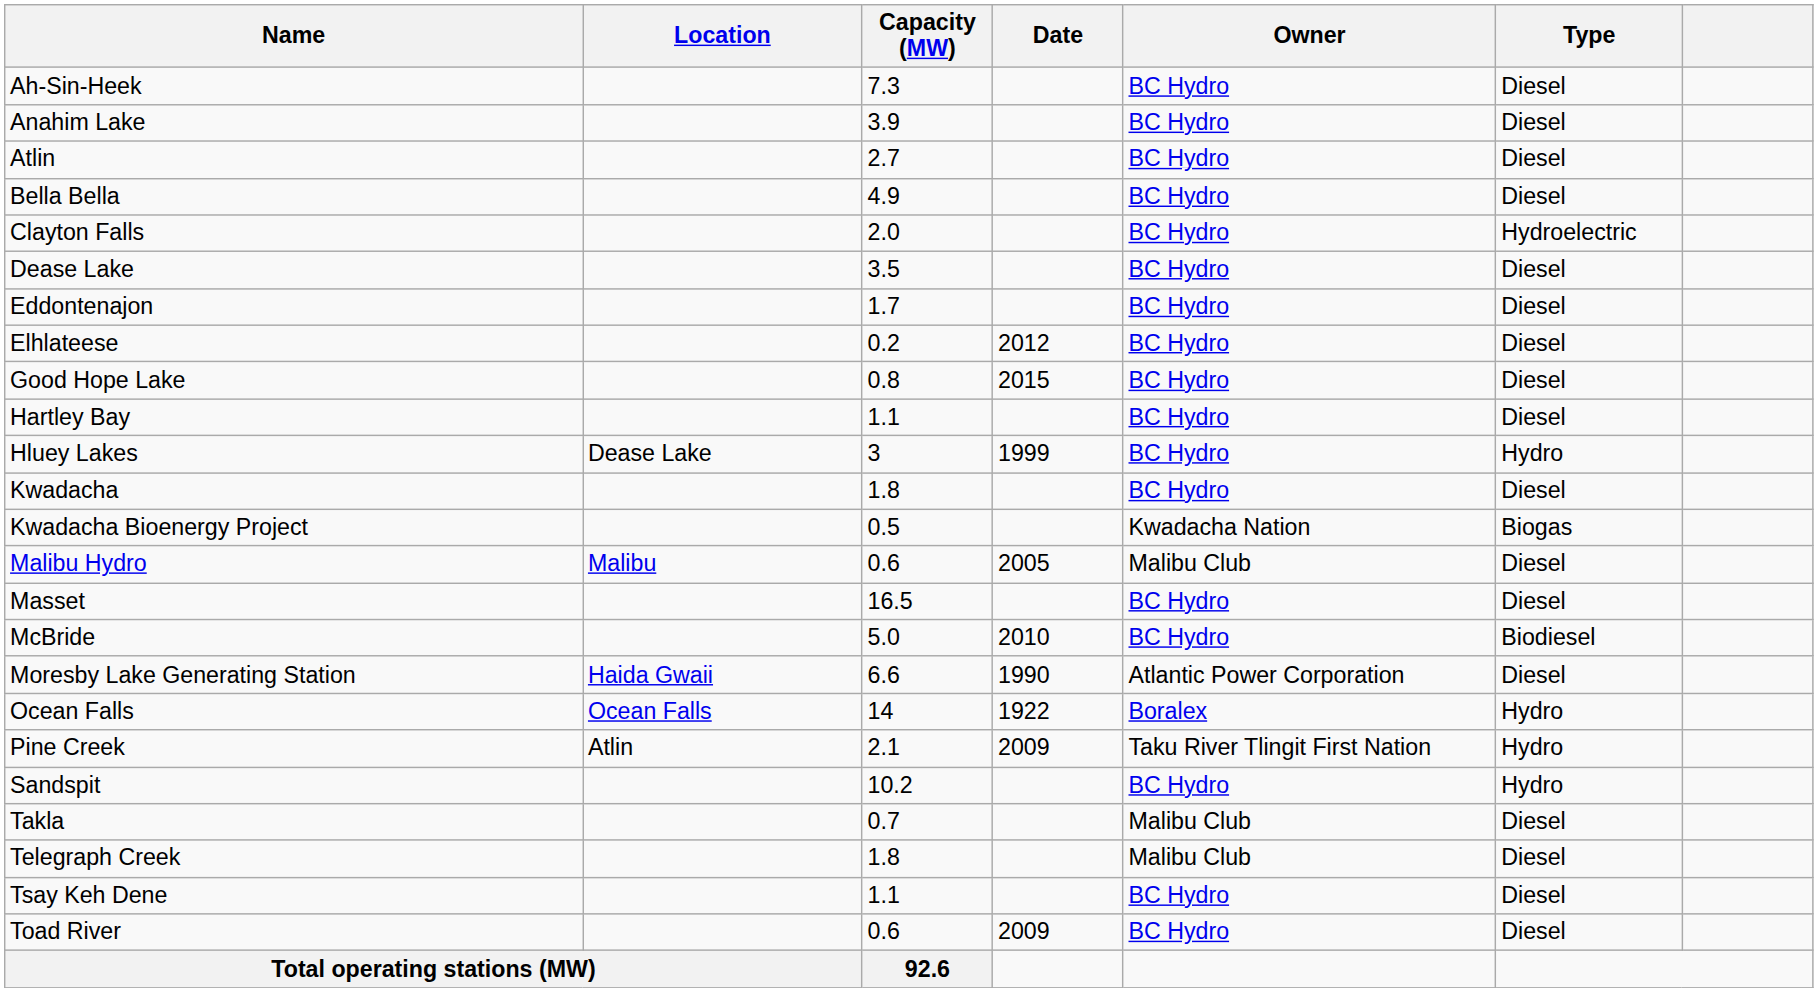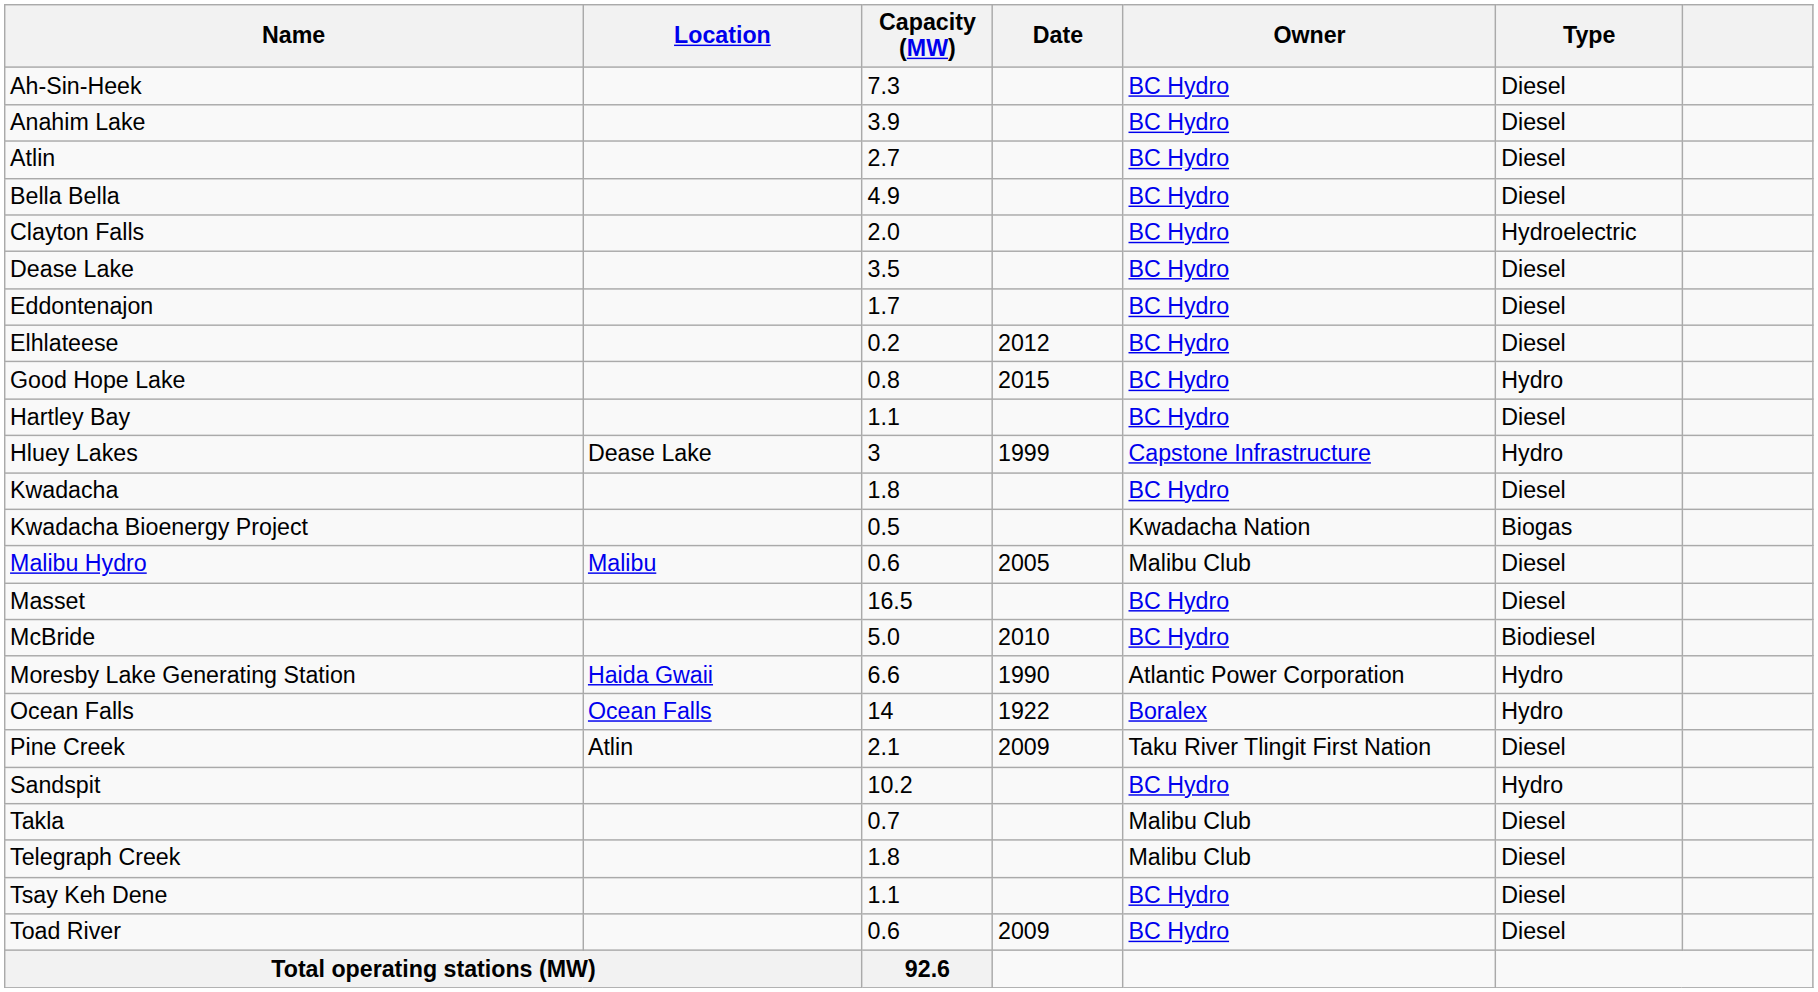(1534, 380) Diesel -> (1532, 380) Hydro
(1179, 453) BC Hydro -> (1250, 453) Capstone Infrastructure
(1534, 674) Diesel -> (1532, 674) Hydro
(1532, 748) Hydro -> (1534, 748) Diesel
